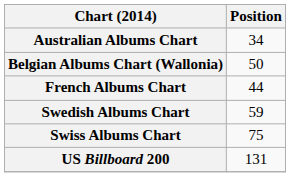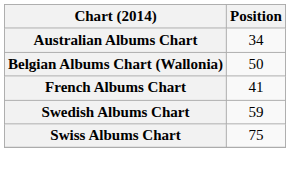(256, 87) 44 -> (256, 87) 41
- row: (116, 159)
